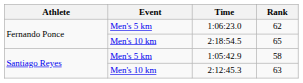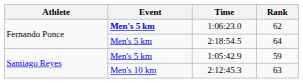(131, 26) normal -> (132, 26) bold
(133, 41) Men's 10 km -> (131, 41) Men's 5 km
(277, 41) 65 -> (277, 41) 64
(277, 56) 58 -> (277, 56) 59
